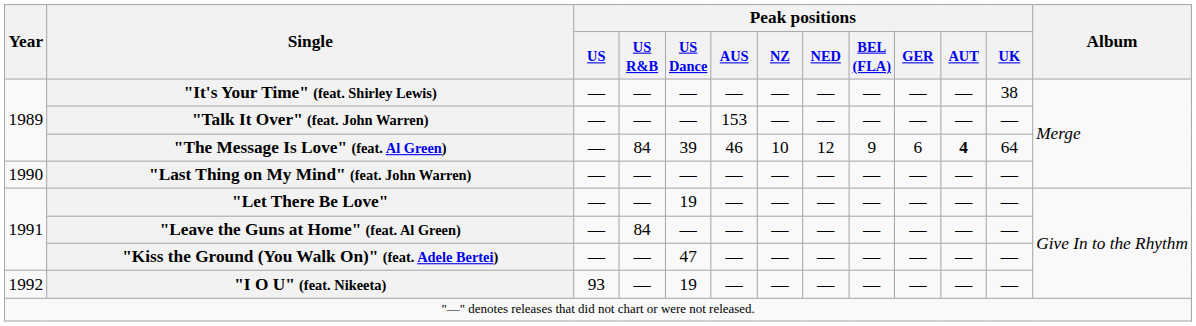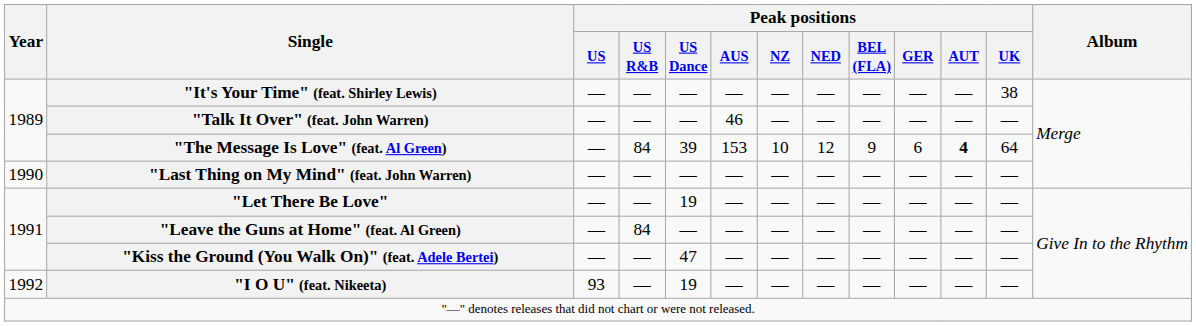(734, 119) 153 -> (734, 119) 46
(734, 147) 46 -> (734, 147) 153
